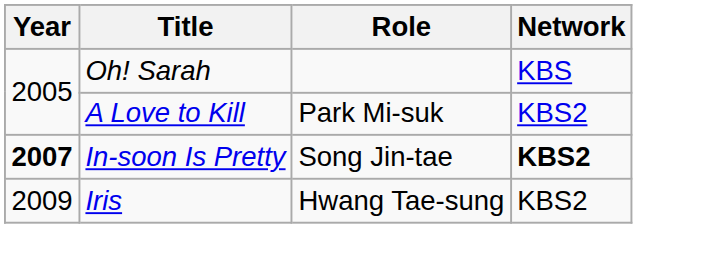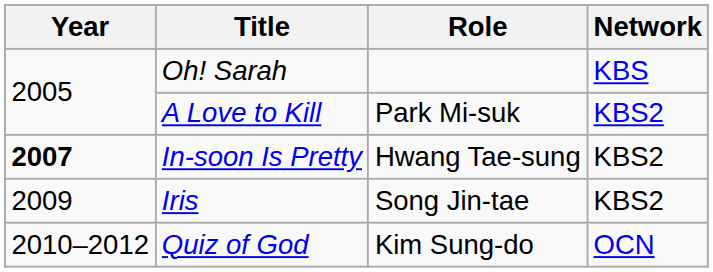(376, 157) Song Jin-tae -> (478, 157) Hwang Tae-sung
(554, 157) bold -> (629, 157) normal
(401, 201) Hwang Tae-sung -> (452, 201) Song Jin-tae
+ row: (235, 244)
